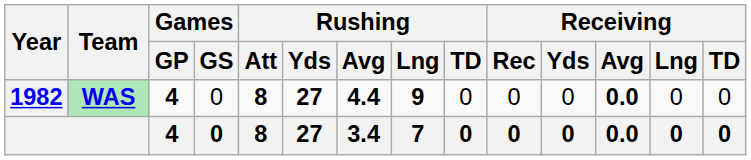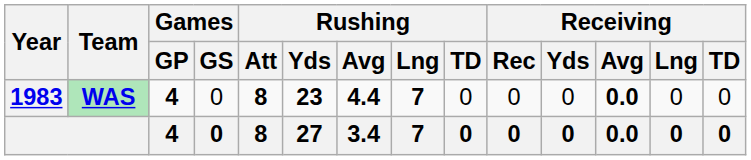(36, 97) 1982 -> (36, 97) 1983
(309, 97) 27 -> (309, 97) 23
(418, 97) 9 -> (418, 97) 7
